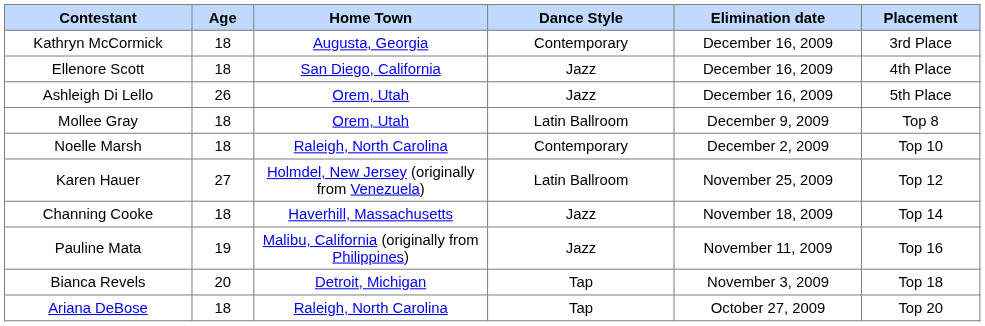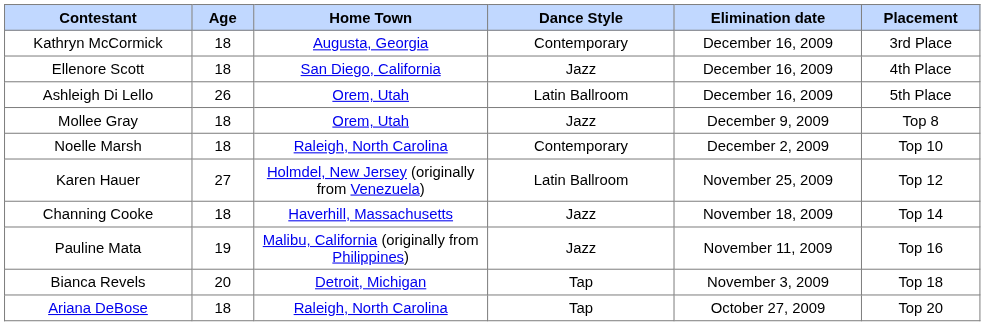(581, 95) Jazz -> (581, 95) Latin Ballroom
(581, 120) Latin Ballroom -> (581, 120) Jazz
